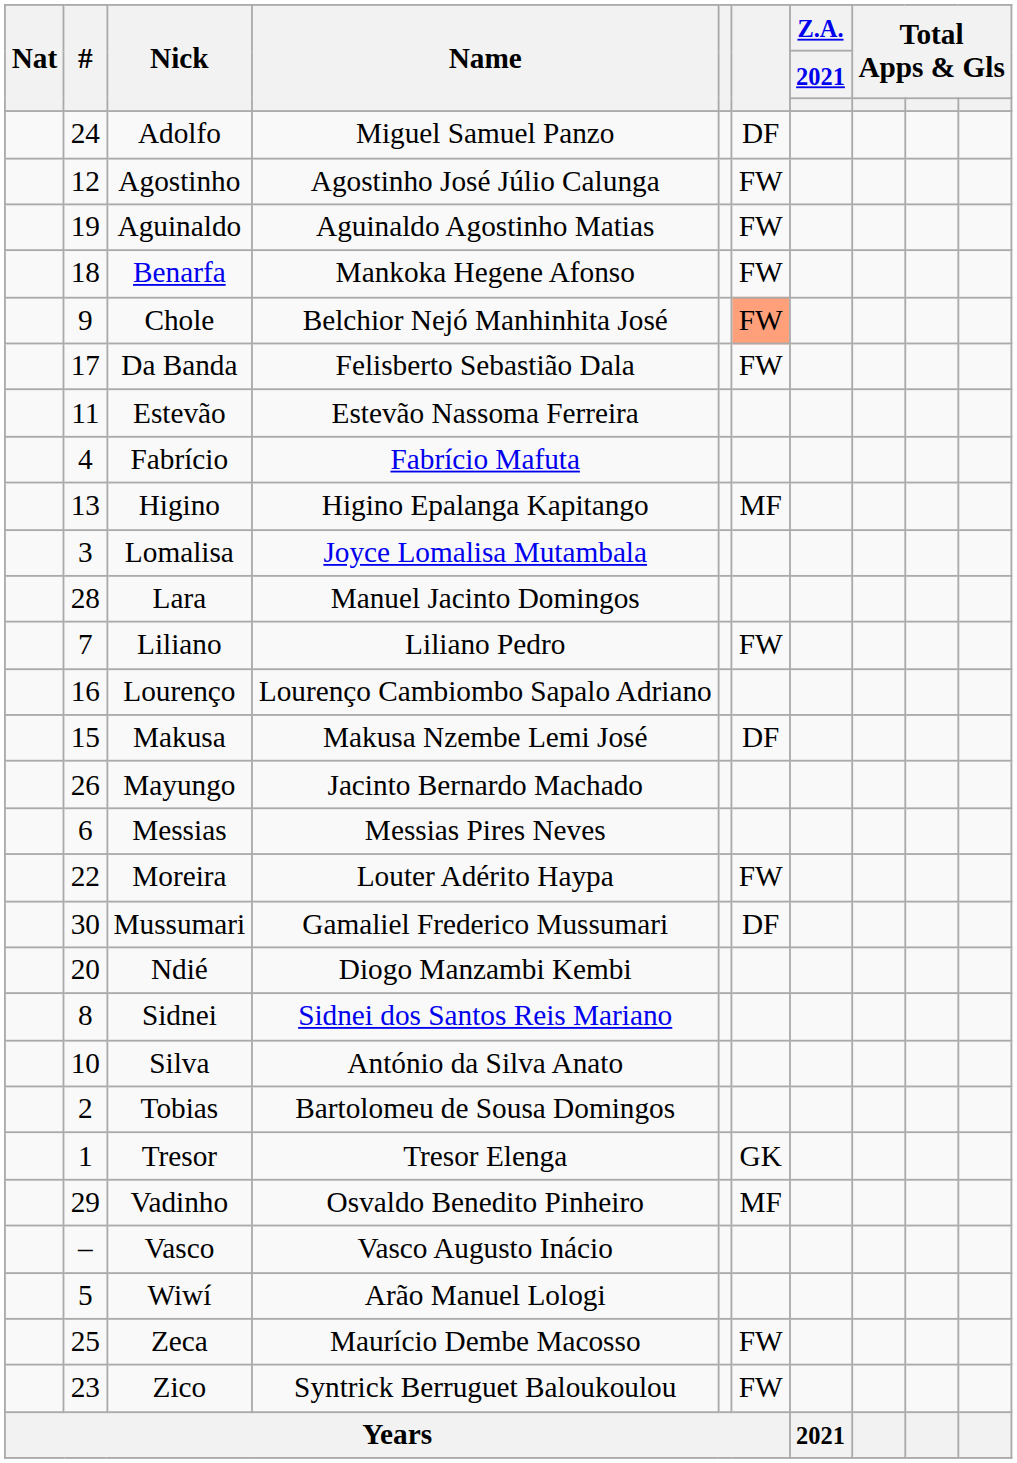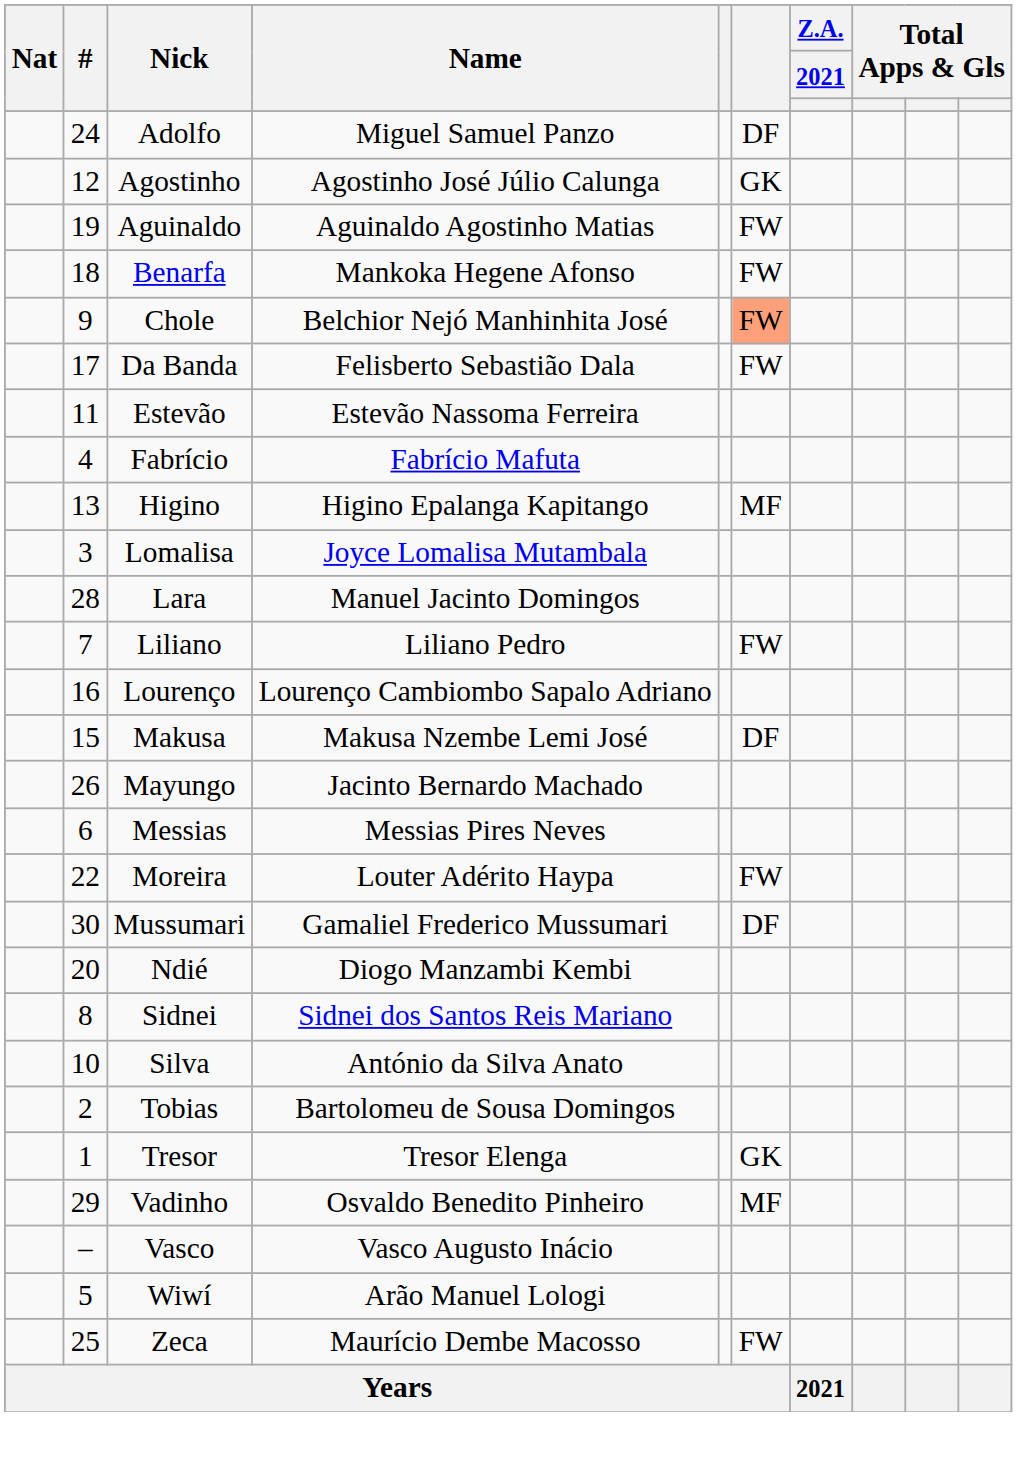(761, 180) FW -> (761, 180) GK
- row: (179, 1387)
